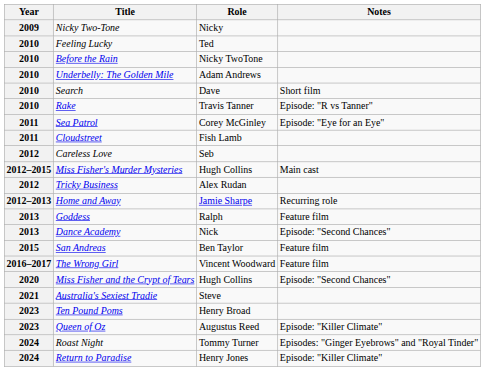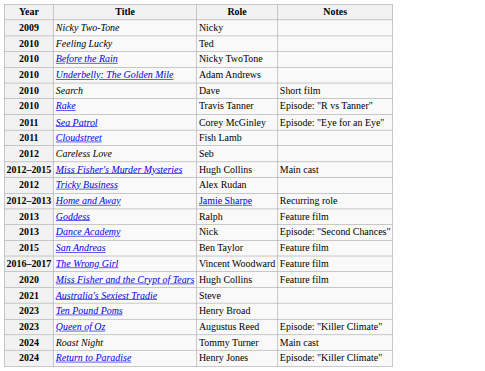(335, 279) Episode: "Second Chances" -> (304, 279) Feature film
(379, 342) Episodes: "Ginger Eyebrows" and "Royal Tinder" -> (299, 342) Main cast
